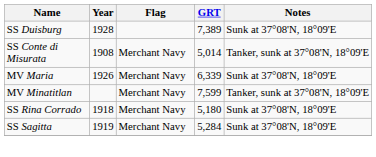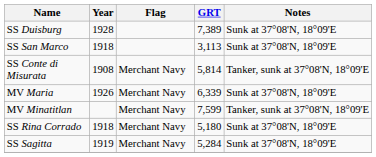+ row: (38, 47)
(209, 53) 5,014 -> (209, 70) 5,814
